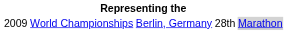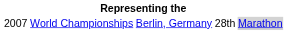(16, 23) 2009 -> (16, 23) 2007
